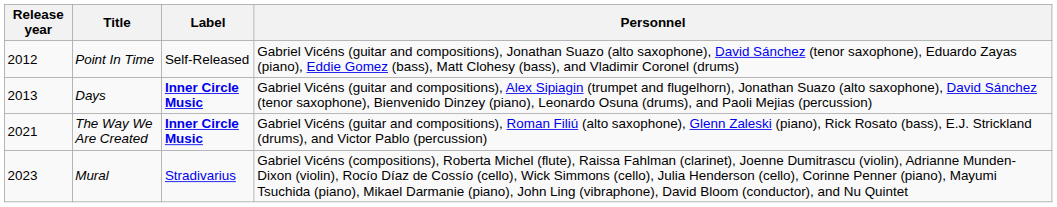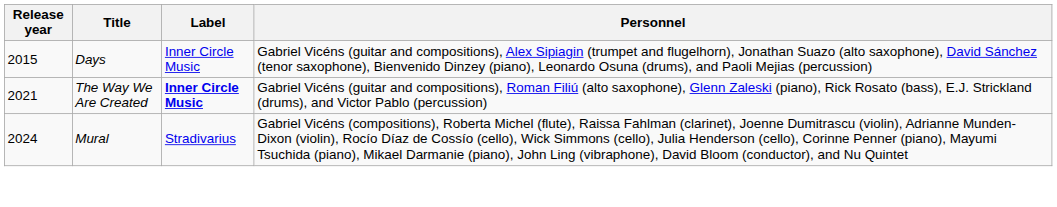- row: (115, 59)
(22, 95) 2013 -> (22, 59) 2015
(202, 95) bold -> (199, 59) normal
(22, 176) 2023 -> (22, 139) 2024
